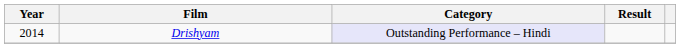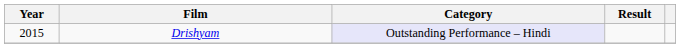(32, 33) 2014 -> (32, 33) 2015
